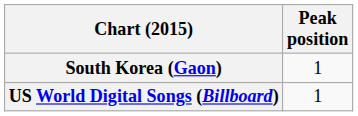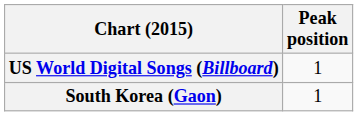rows swapped: (144, 67) <-> (144, 96)
